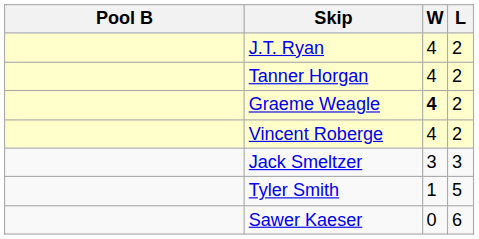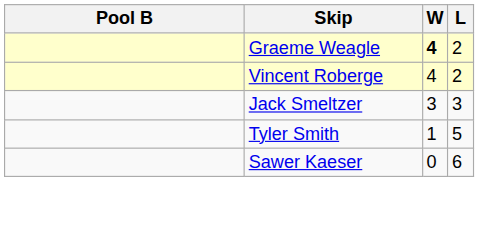- row: (286, 47)
- row: (309, 76)
